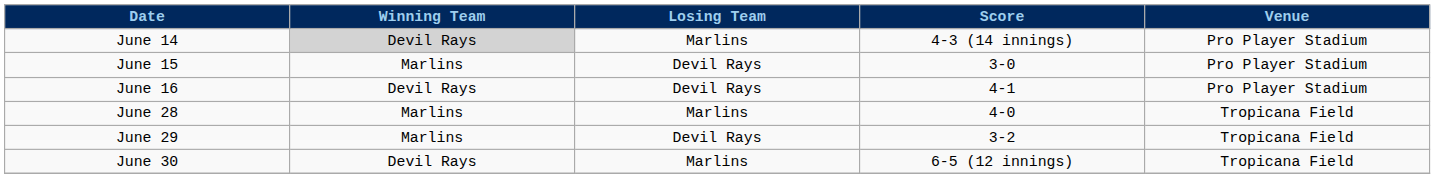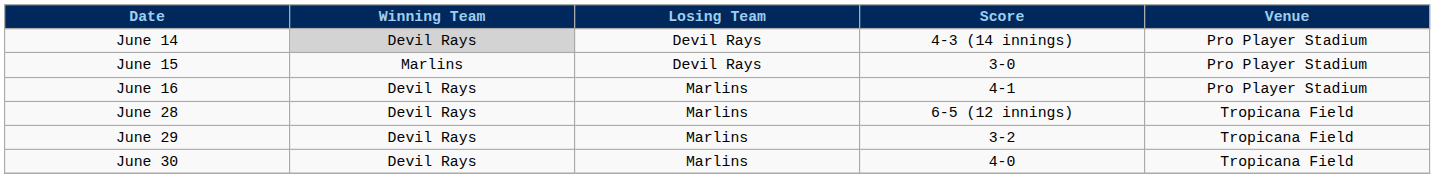(717, 41) Marlins -> (717, 41) Devil Rays
(717, 89) Devil Rays -> (717, 89) Marlins
(432, 113) Marlins -> (432, 113) Devil Rays
(1002, 113) 4-0 -> (1002, 113) 6-5 (12 innings)
(432, 137) Marlins -> (432, 137) Devil Rays
(717, 137) Devil Rays -> (717, 137) Marlins
(1002, 162) 6-5 (12 innings) -> (1002, 162) 4-0
